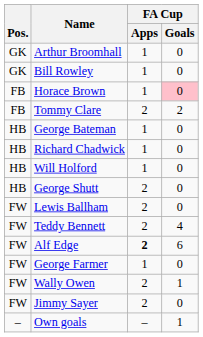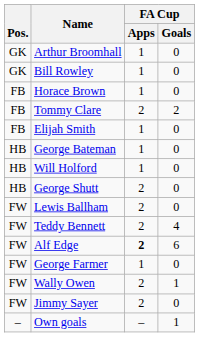(180, 91) pink background -> (176, 91) no background
+ row: (65, 129)
- row: (79, 149)
